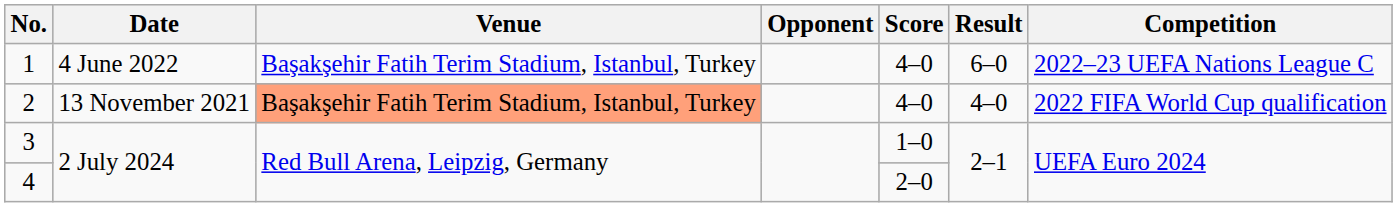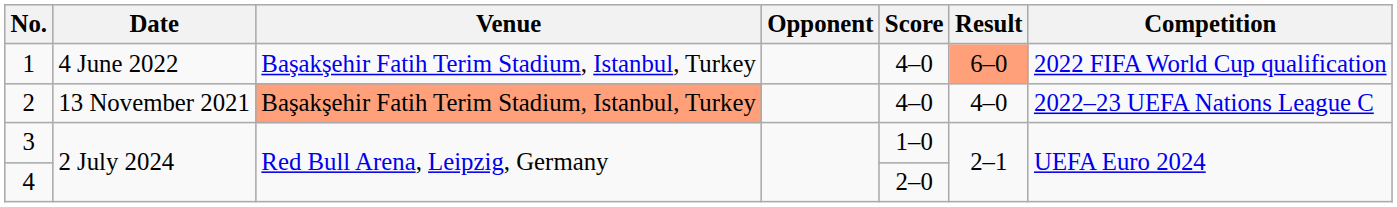(989, 63) no background -> (989, 63) lightsalmon background
(1204, 63) 2022–23 UEFA Nations League C -> (1210, 63) 2022 FIFA World Cup qualification
(1210, 102) 2022 FIFA World Cup qualification -> (1204, 102) 2022–23 UEFA Nations League C
